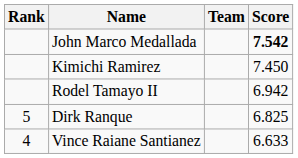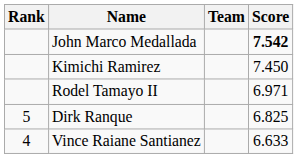(271, 91) 6.942 -> (271, 91) 6.971
